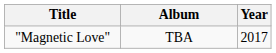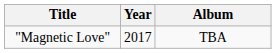columns swapped: (254, 15) <-> (179, 15)
